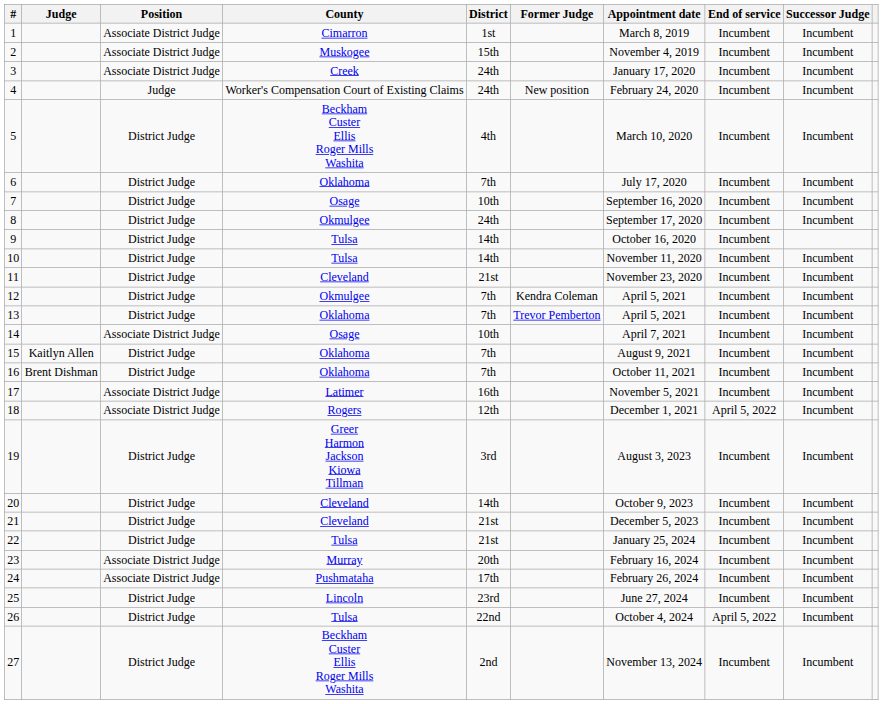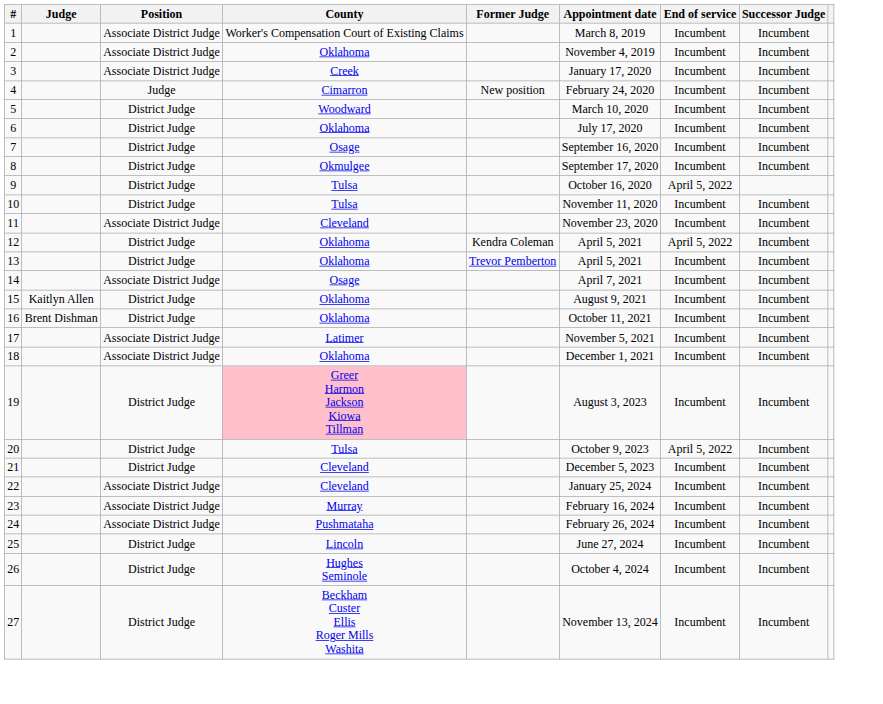- column: (488, 14)
(344, 33) Cimarron -> (344, 33) Worker's Compensation Court of Existing Claims
(344, 52) Muskogee -> (344, 52) Oklahoma
(344, 90) Worker's Compensation Court of Existing Claims -> (344, 90) Cimarron
(344, 136) Beckham Custer Ellis Roger Mills Washita -> (344, 109) Woodward
(744, 239) Incumbent -> (700, 185) April 5, 2022
(162, 277) District Judge -> (162, 223) Associate District Judge
(344, 296) Okmulgee -> (344, 242) Oklahoma
(744, 296) Incumbent -> (700, 242) April 5, 2022
(344, 410) Rogers -> (344, 356) Oklahoma
(744, 410) April 5, 2022 -> (700, 356) Incumbent
(344, 456) no background -> (344, 402) pink background
(344, 502) Cleveland -> (344, 448) Tulsa
(744, 502) Incumbent -> (700, 448) April 5, 2022
(162, 540) District Judge -> (162, 486) Associate District Judge
(344, 540) Tulsa -> (344, 486) Cleveland
(344, 616) Tulsa -> (344, 569) Hughes Seminole
(744, 616) April 5, 2022 -> (700, 569) Incumbent
